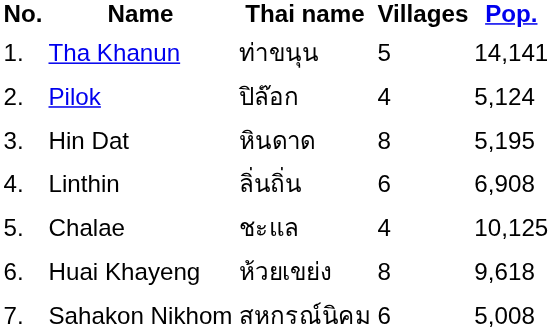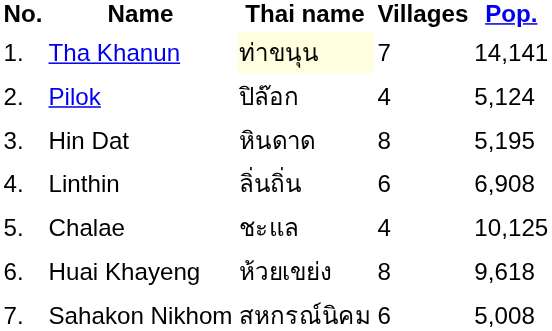(279, 53) no background -> (279, 53) lightyellow background
(384, 52) 5 -> (384, 52) 7
